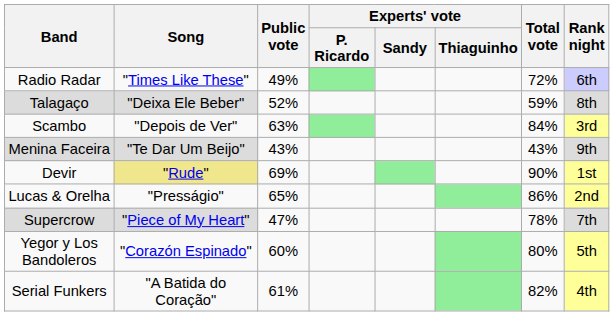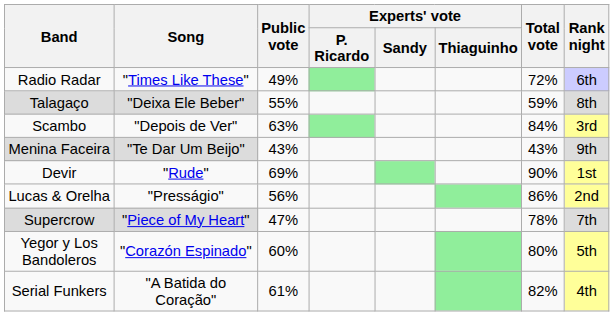(283, 103) 52% -> (283, 103) 55%
(186, 173) khaki background -> (186, 173) no background
(283, 196) 65% -> (283, 196) 56%
